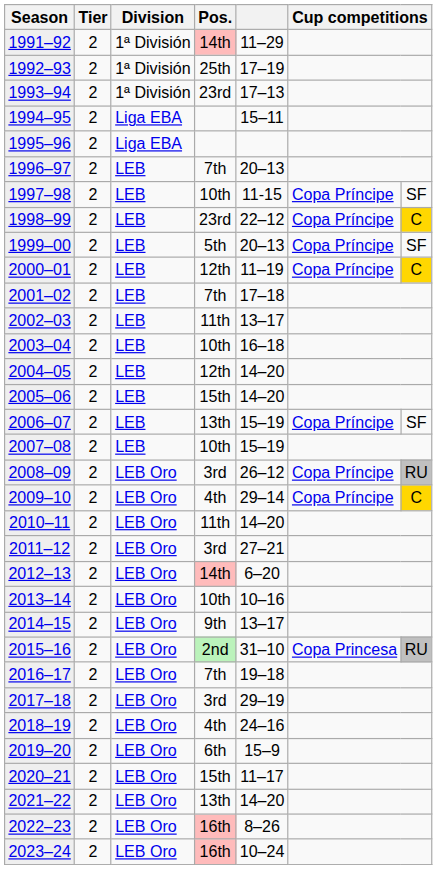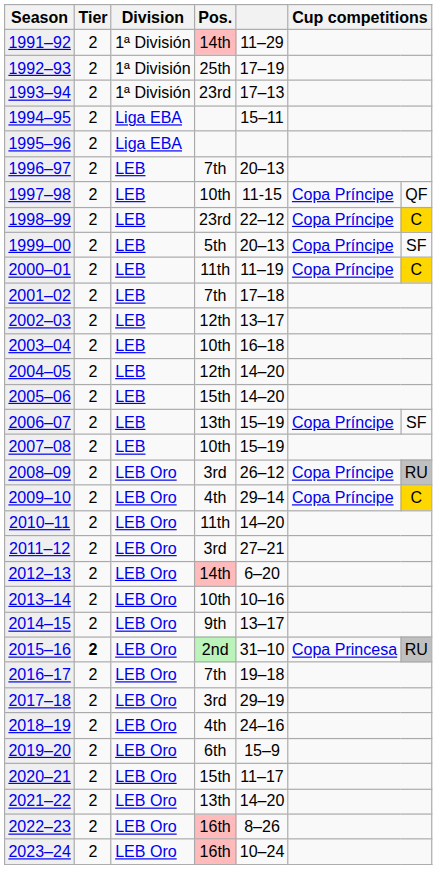(416, 194) SF -> (416, 194) QF
(215, 270) 12th -> (215, 270) 11th
(215, 320) 11th -> (215, 320) 12th
(93, 649) normal -> (93, 649) bold
